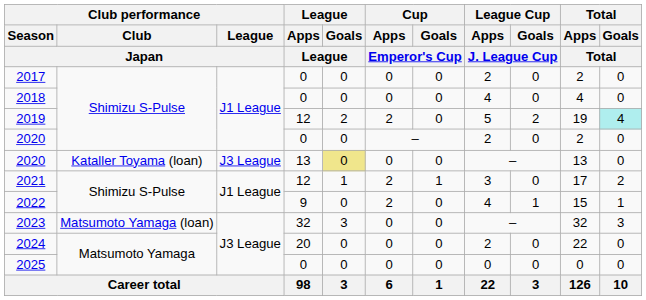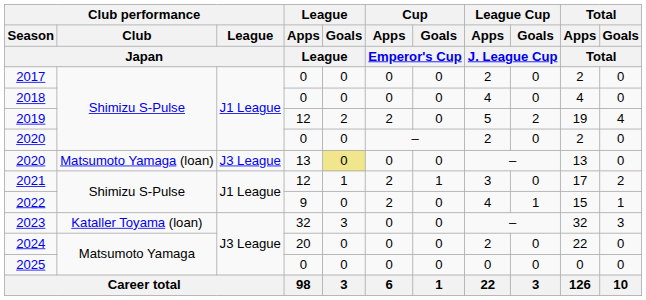(621, 118) paleturquoise background -> (621, 118) no background
(137, 160) Kataller Toyama (loan) -> (137, 160) Matsumoto Yamaga (loan)
(137, 222) Matsumoto Yamaga (loan) -> (137, 222) Kataller Toyama (loan)
